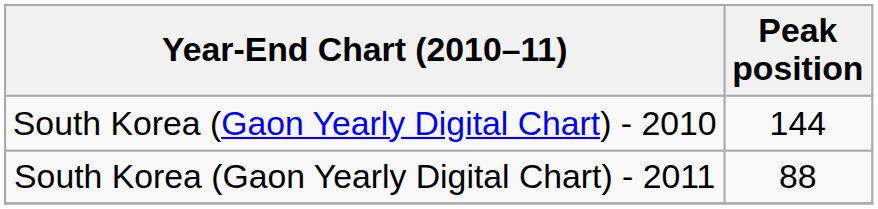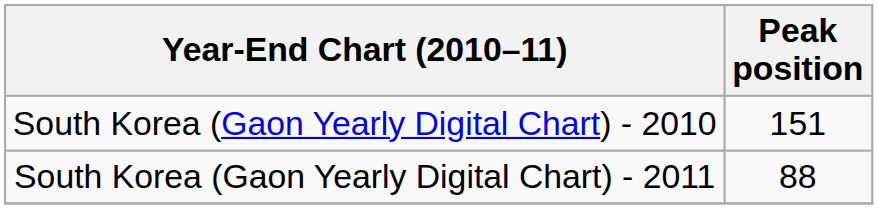(798, 122) 144 -> (798, 122) 151
